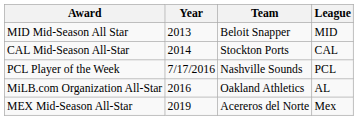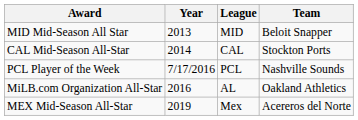columns swapped: (265, 13) <-> (333, 13)
